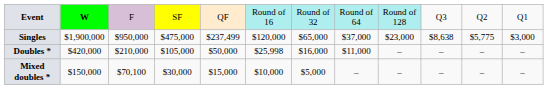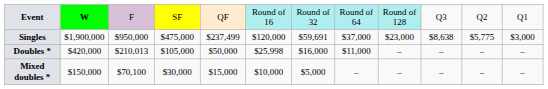(313, 37) $65,000 -> (313, 37) $59,691
(131, 52) $210,000 -> (131, 52) $210,013
